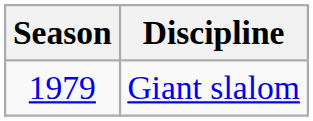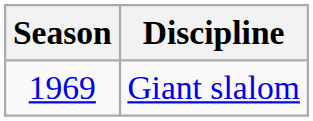(62, 87) 1979 -> (62, 87) 1969
